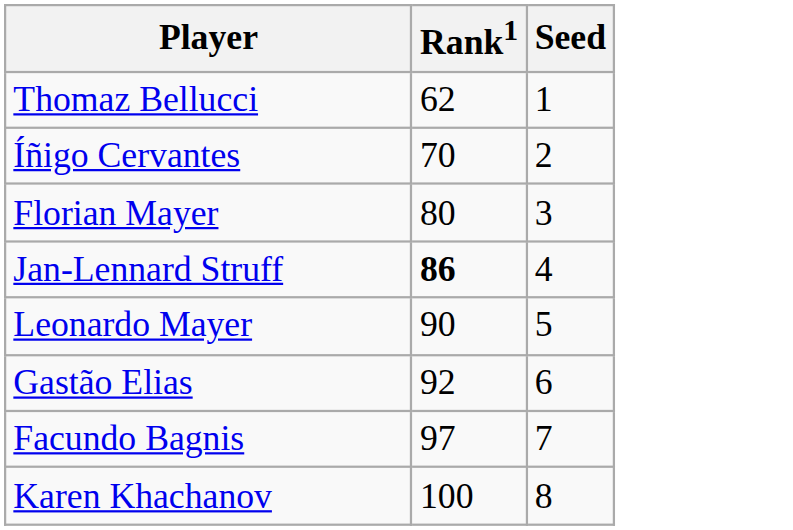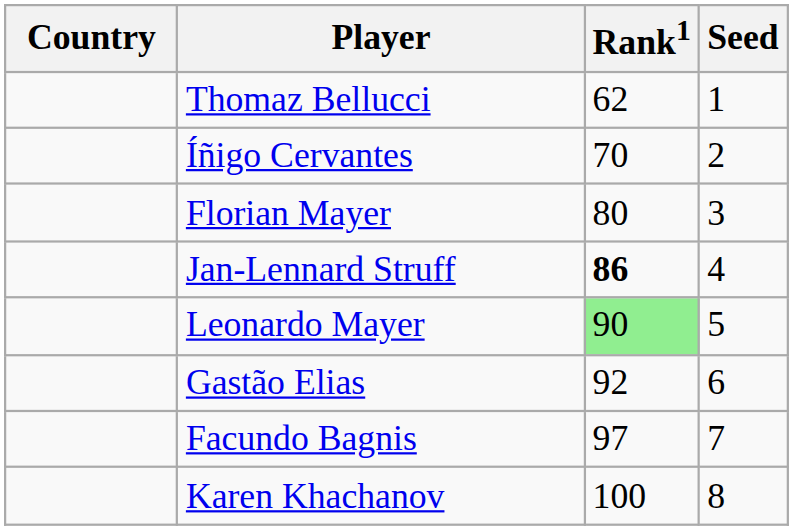+ column: (91, 37)
(438, 325) no background -> (610, 325) lightgreen background
